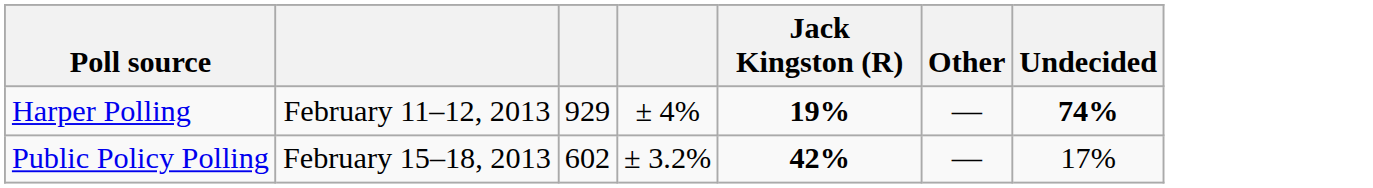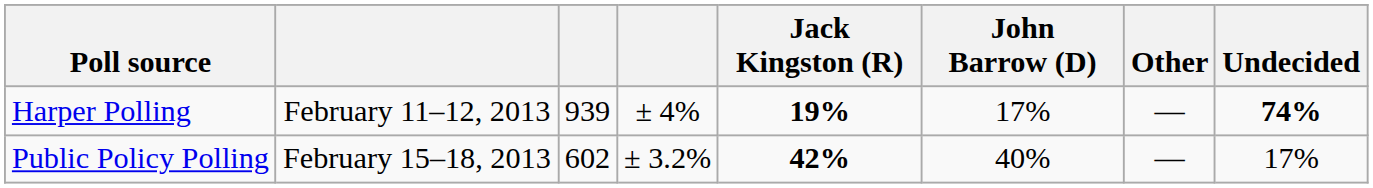+ column: (1023, 45)
(587, 110) 929 -> (587, 110) 939
